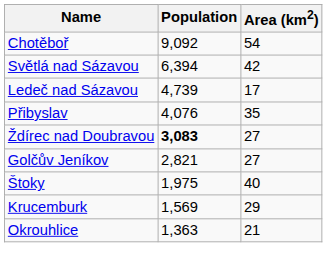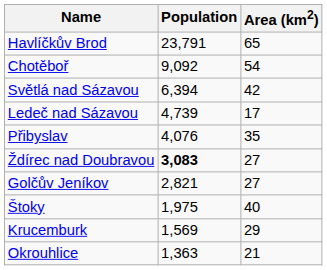+ row: (57, 43)
